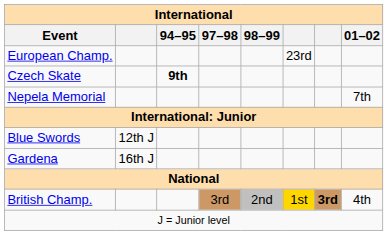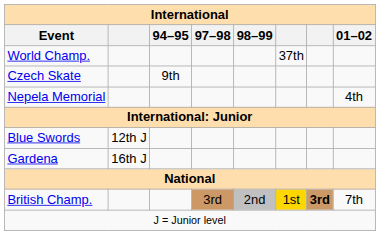+ row: (49, 55)
- row: (60, 55)
(178, 76) bold -> (171, 76) normal
(362, 96) 7th -> (354, 96) 4th
(362, 199) 4th -> (354, 199) 7th
